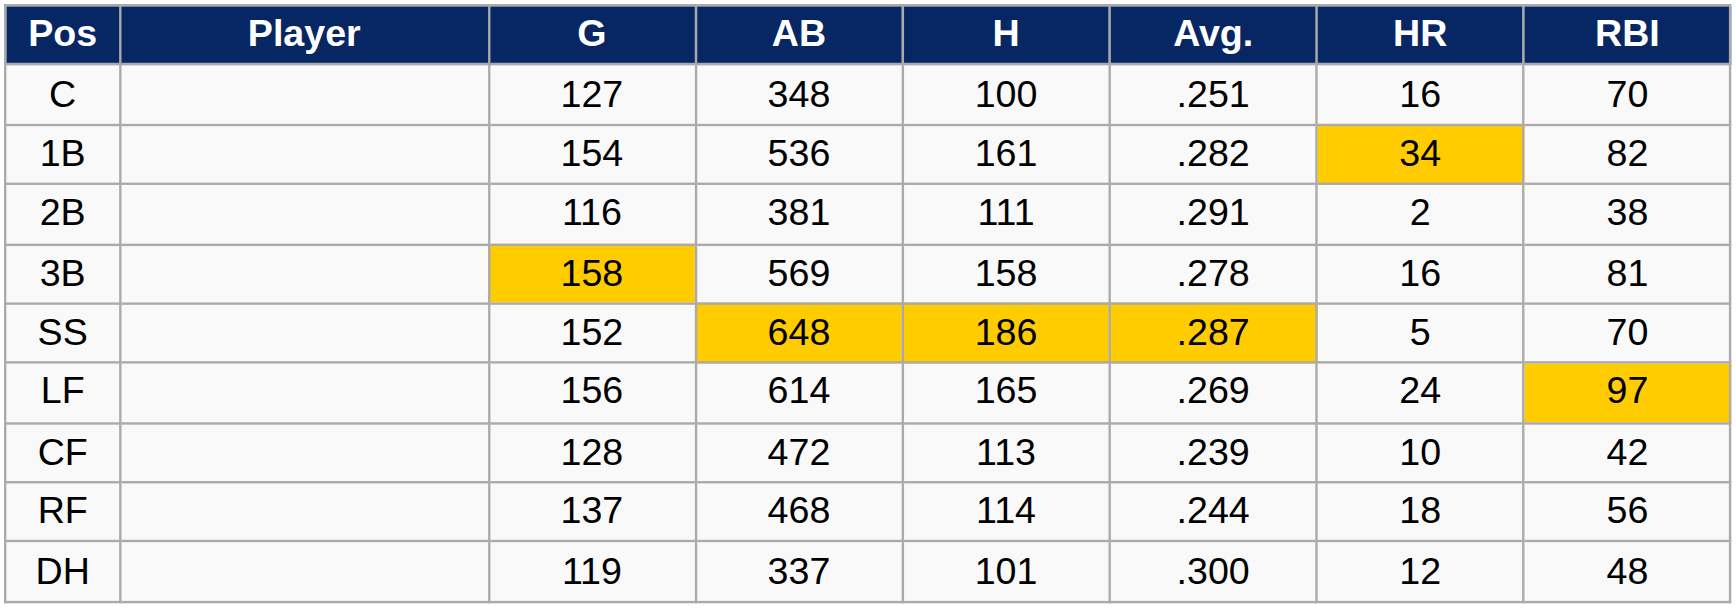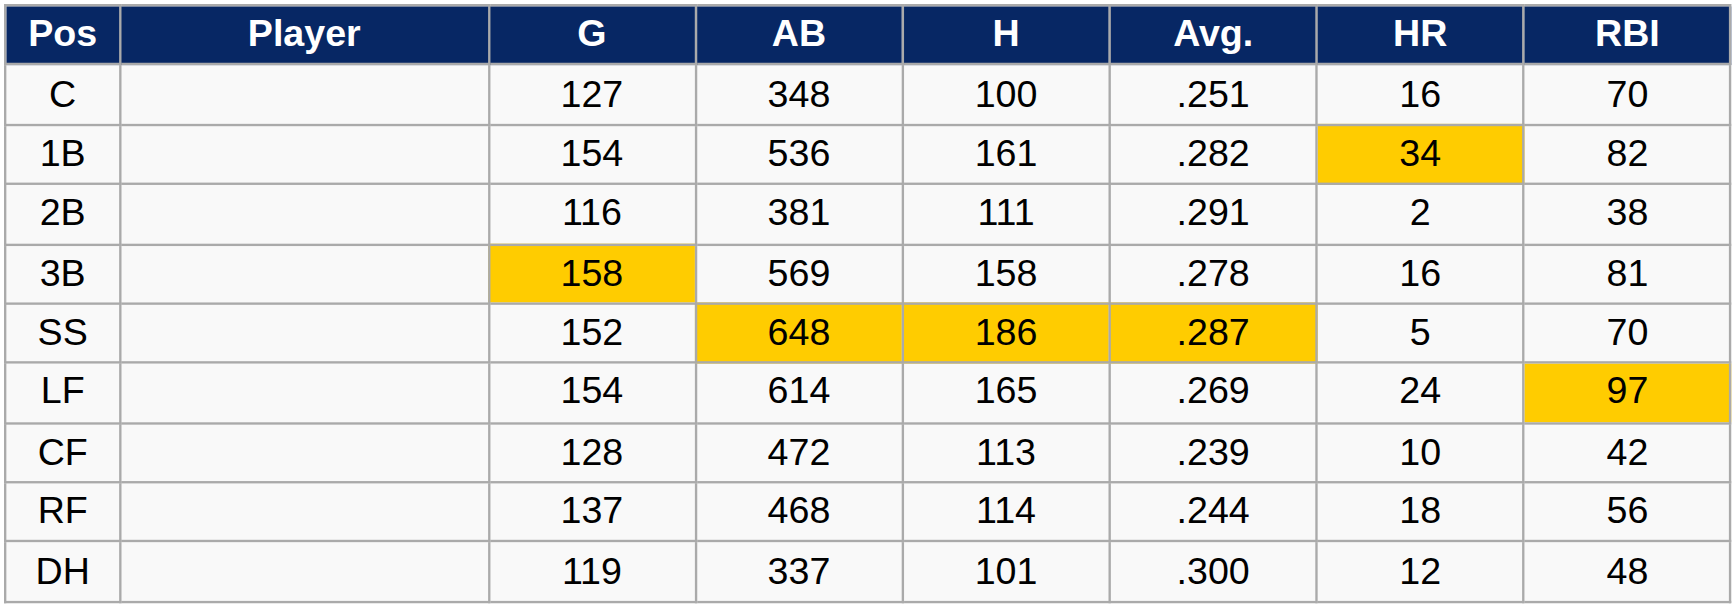(592, 392) 156 -> (592, 392) 154
